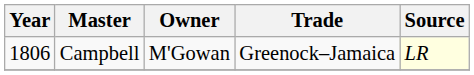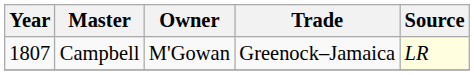(30, 53) 1806 -> (30, 53) 1807
